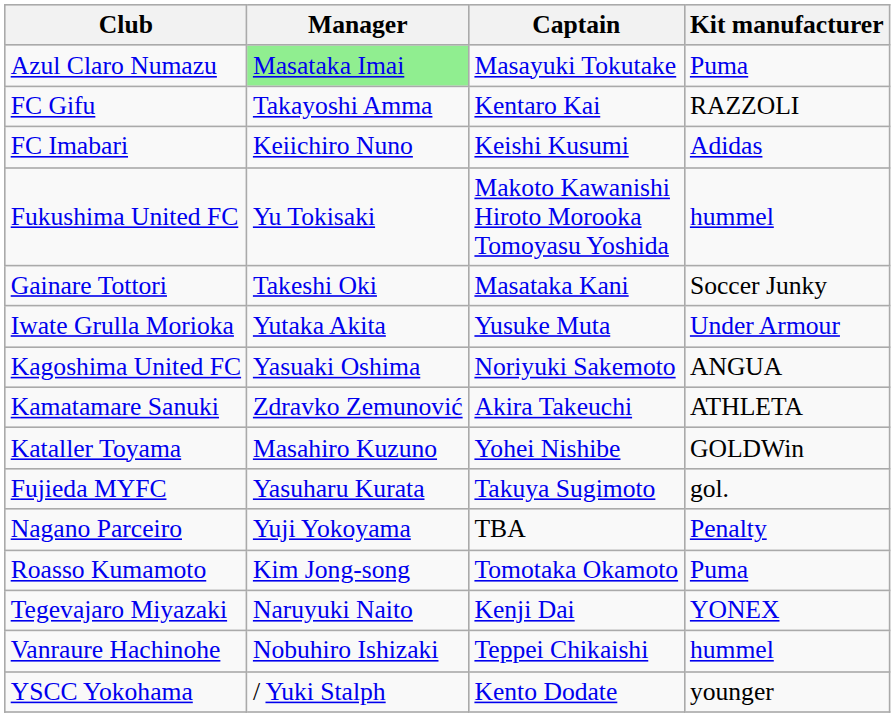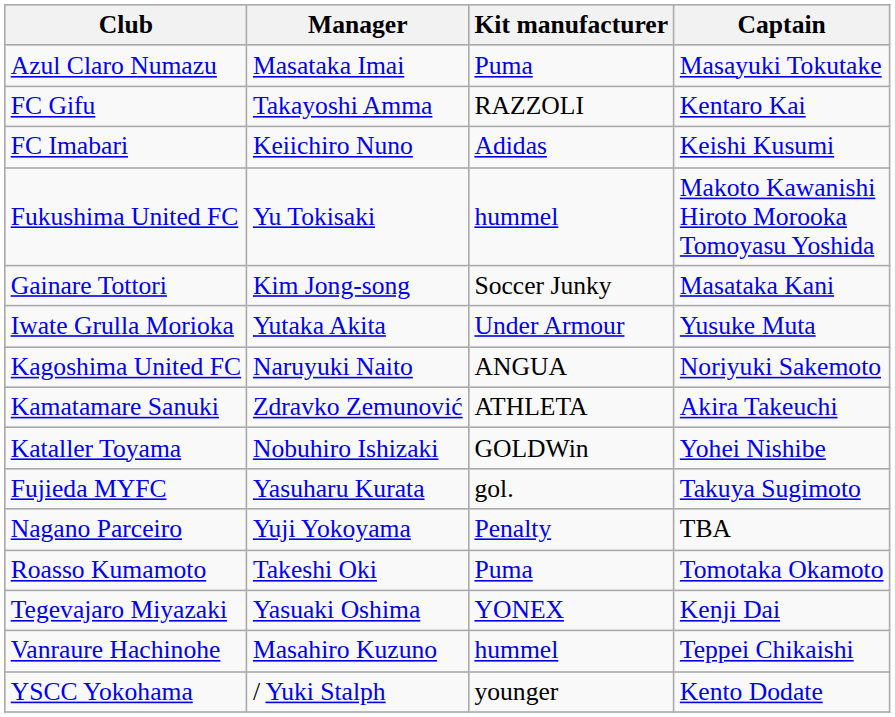columns swapped: (576, 24) <-> (787, 24)
(329, 65) lightgreen background -> (329, 65) no background
(315, 285) Takeshi Oki -> (331, 285) Kim Jong-song
(337, 366) Yasuaki Oshima -> (333, 366) Naruyuki Naito
(345, 447) Masahiro Kuzuno -> (346, 447) Nobuhiro Ishizaki
(331, 569) Kim Jong-song -> (315, 569) Takeshi Oki
(333, 610) Naruyuki Naito -> (337, 610) Yasuaki Oshima
(346, 650) Nobuhiro Ishizaki -> (345, 650) Masahiro Kuzuno
